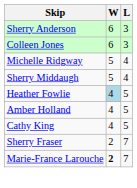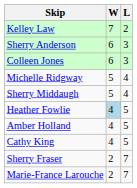+ row: (31, 28)
(111, 158) bold -> (111, 175) normal
